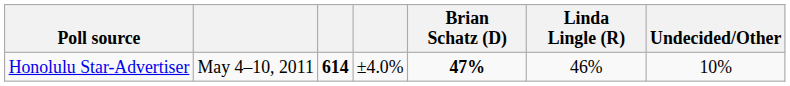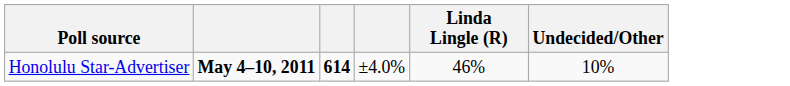- column: (467, 28)
(256, 66) normal -> (256, 66) bold
